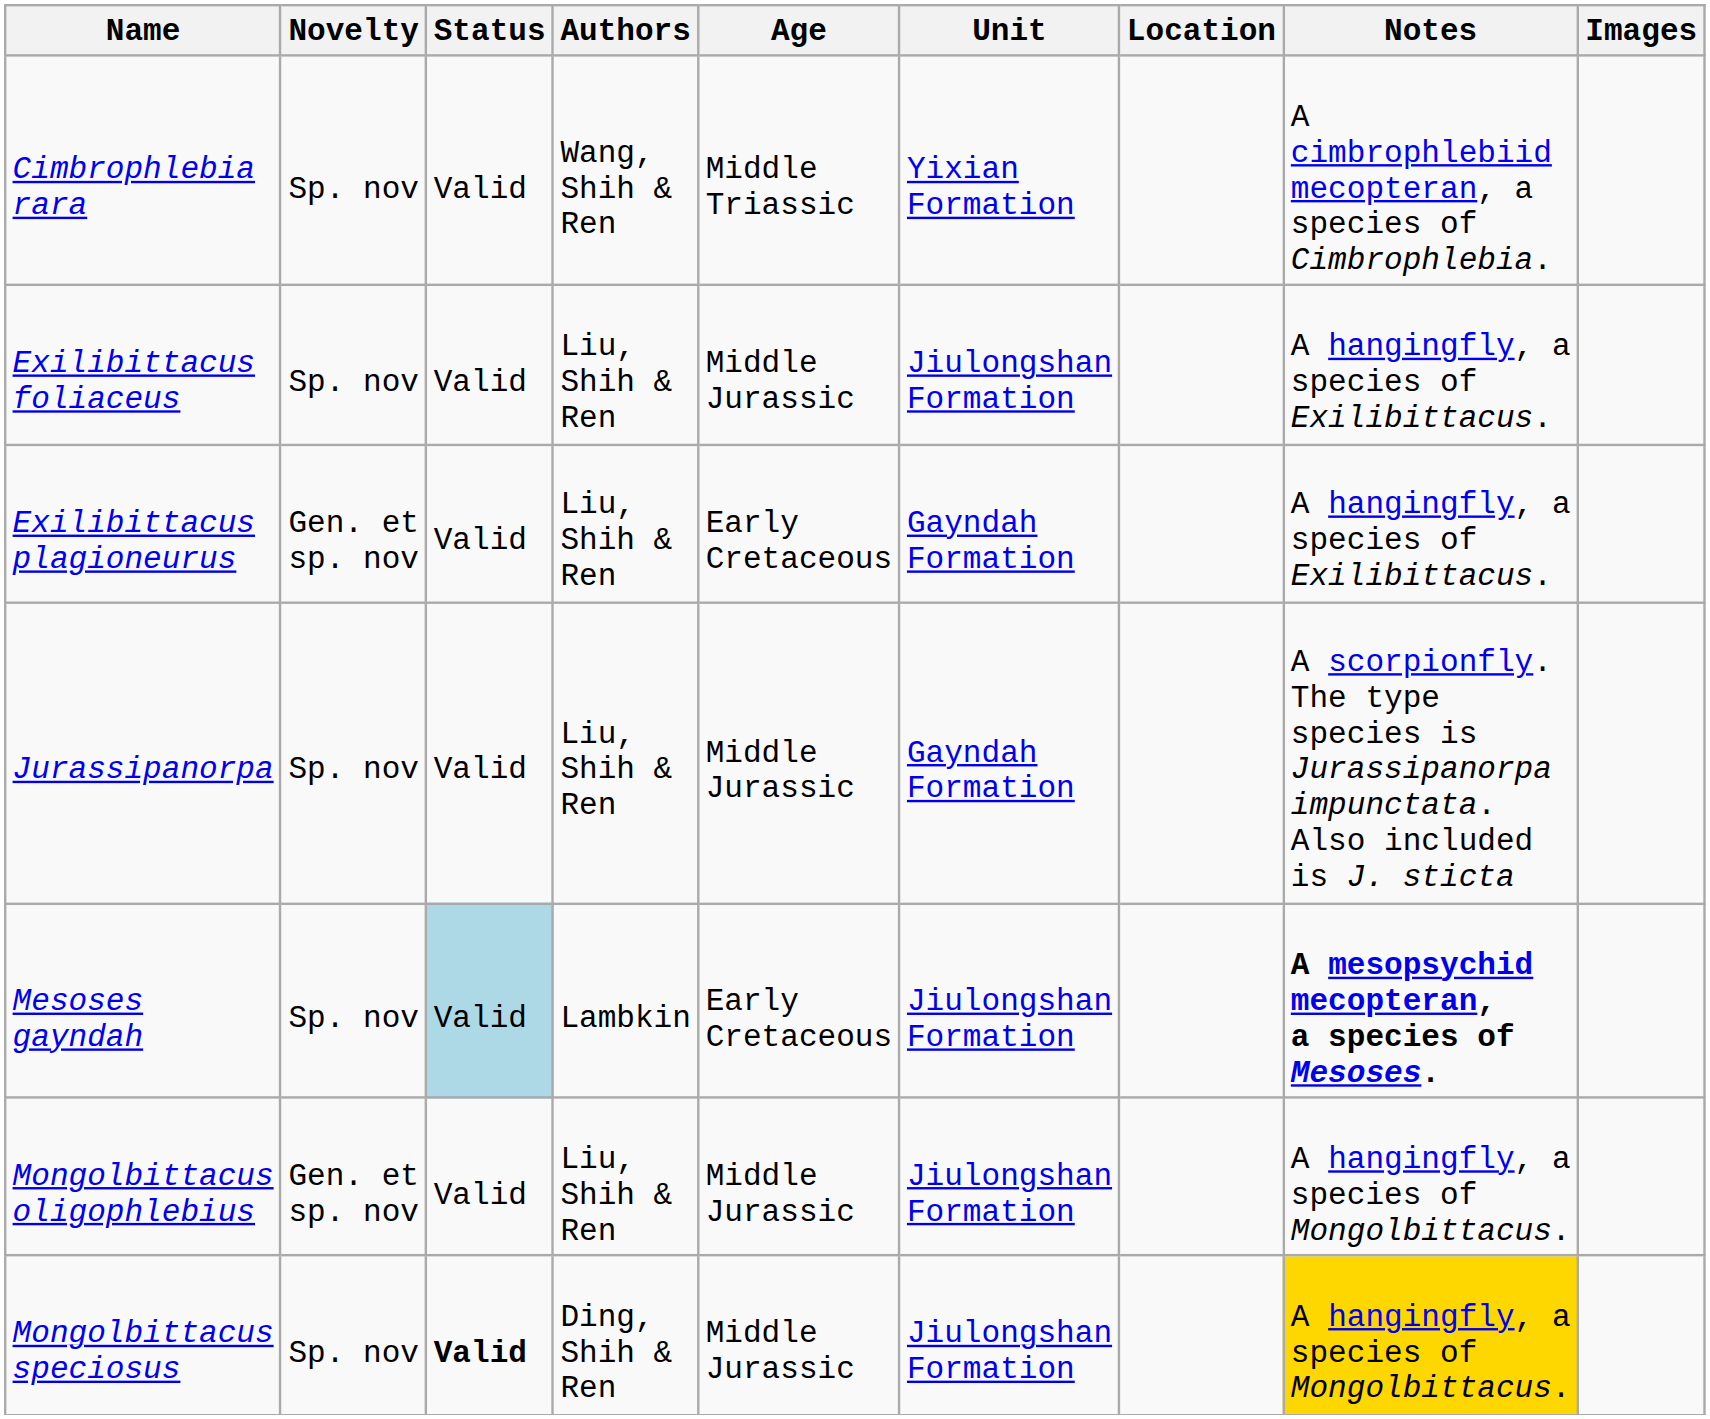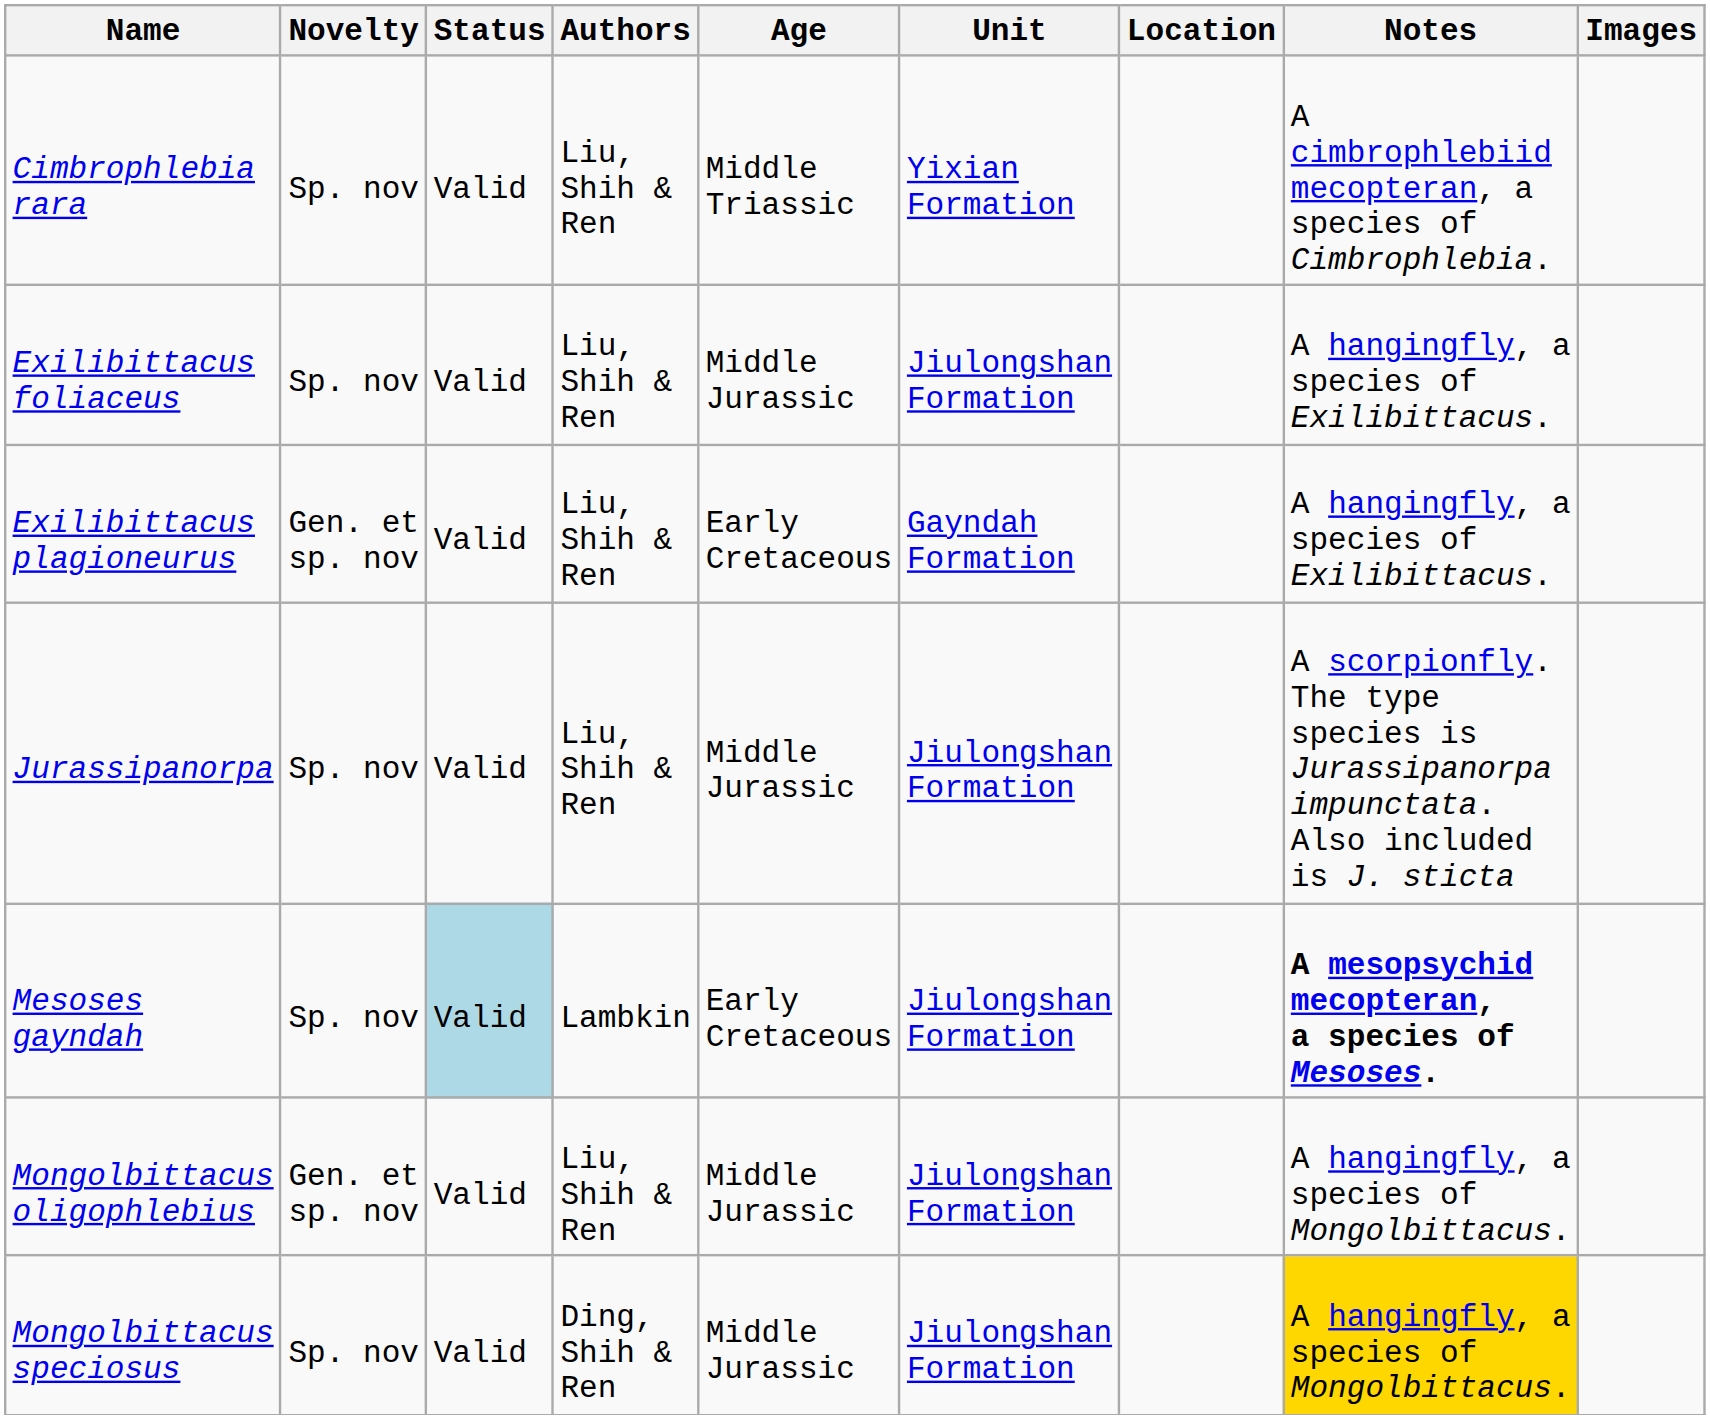(616, 189) Wang, Shih & Ren -> (616, 189) Liu, Shih & Ren
(991, 771) Gayndah Formation -> (1009, 771) Jiulongshan Formation
(480, 1353) bold -> (480, 1353) normal
